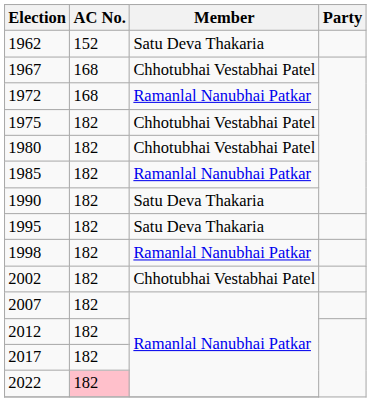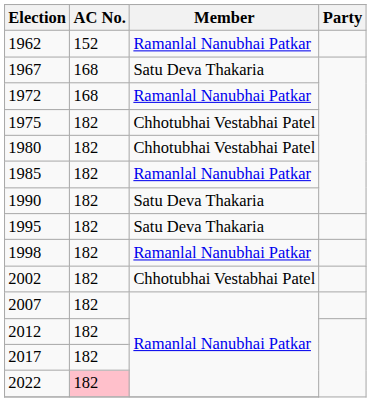(199, 43) Satu Deva Thakaria -> (222, 43) Ramanlal Nanubhai Patkar
(224, 69) Chhotubhai Vestabhai Patel -> (199, 69) Satu Deva Thakaria
